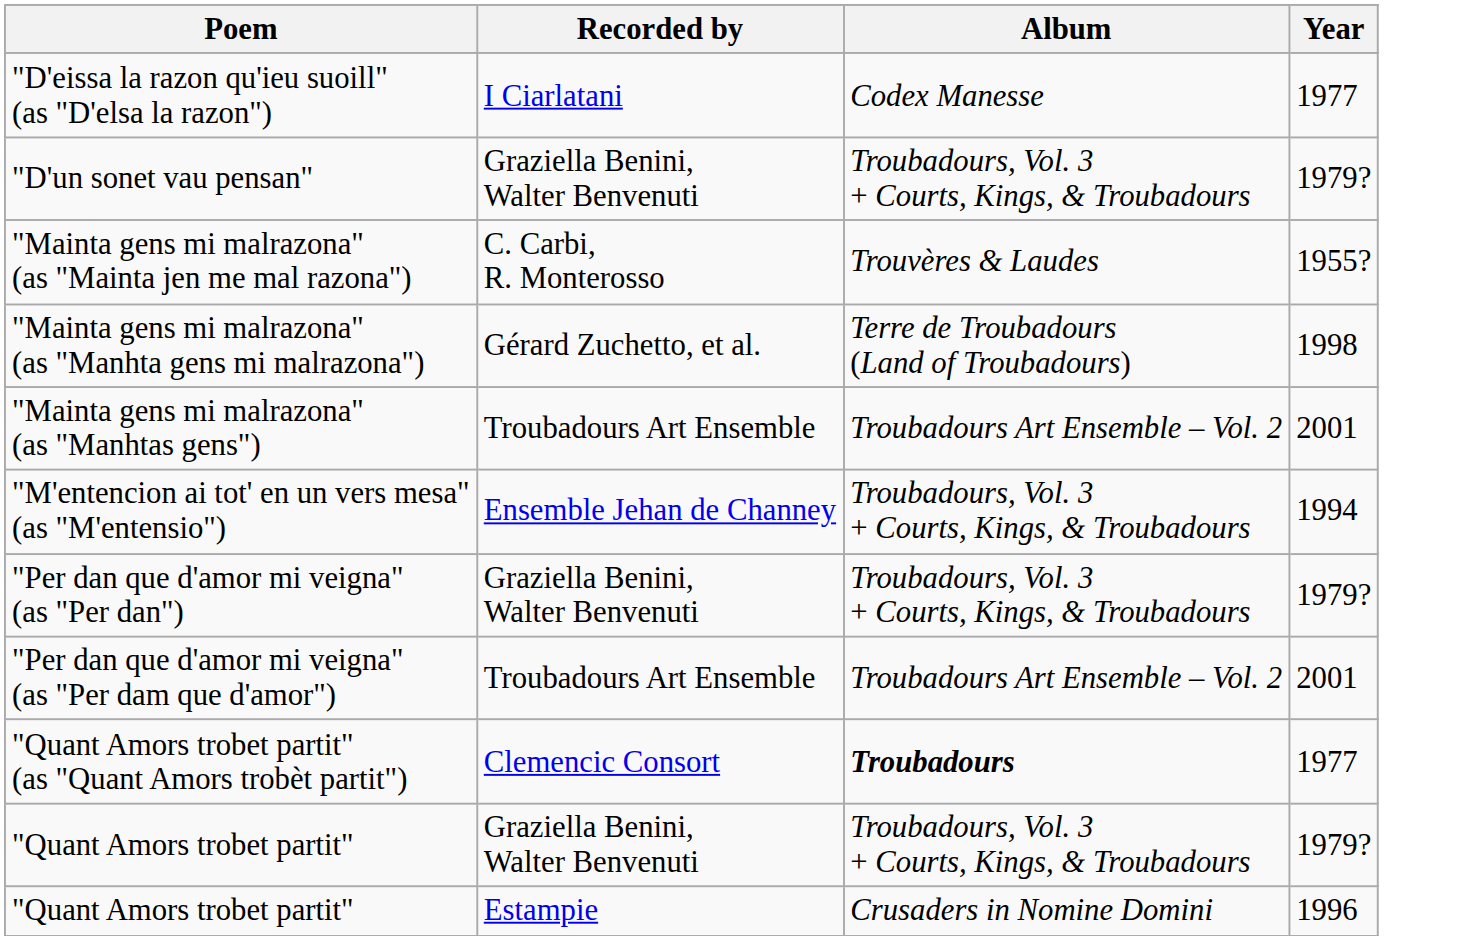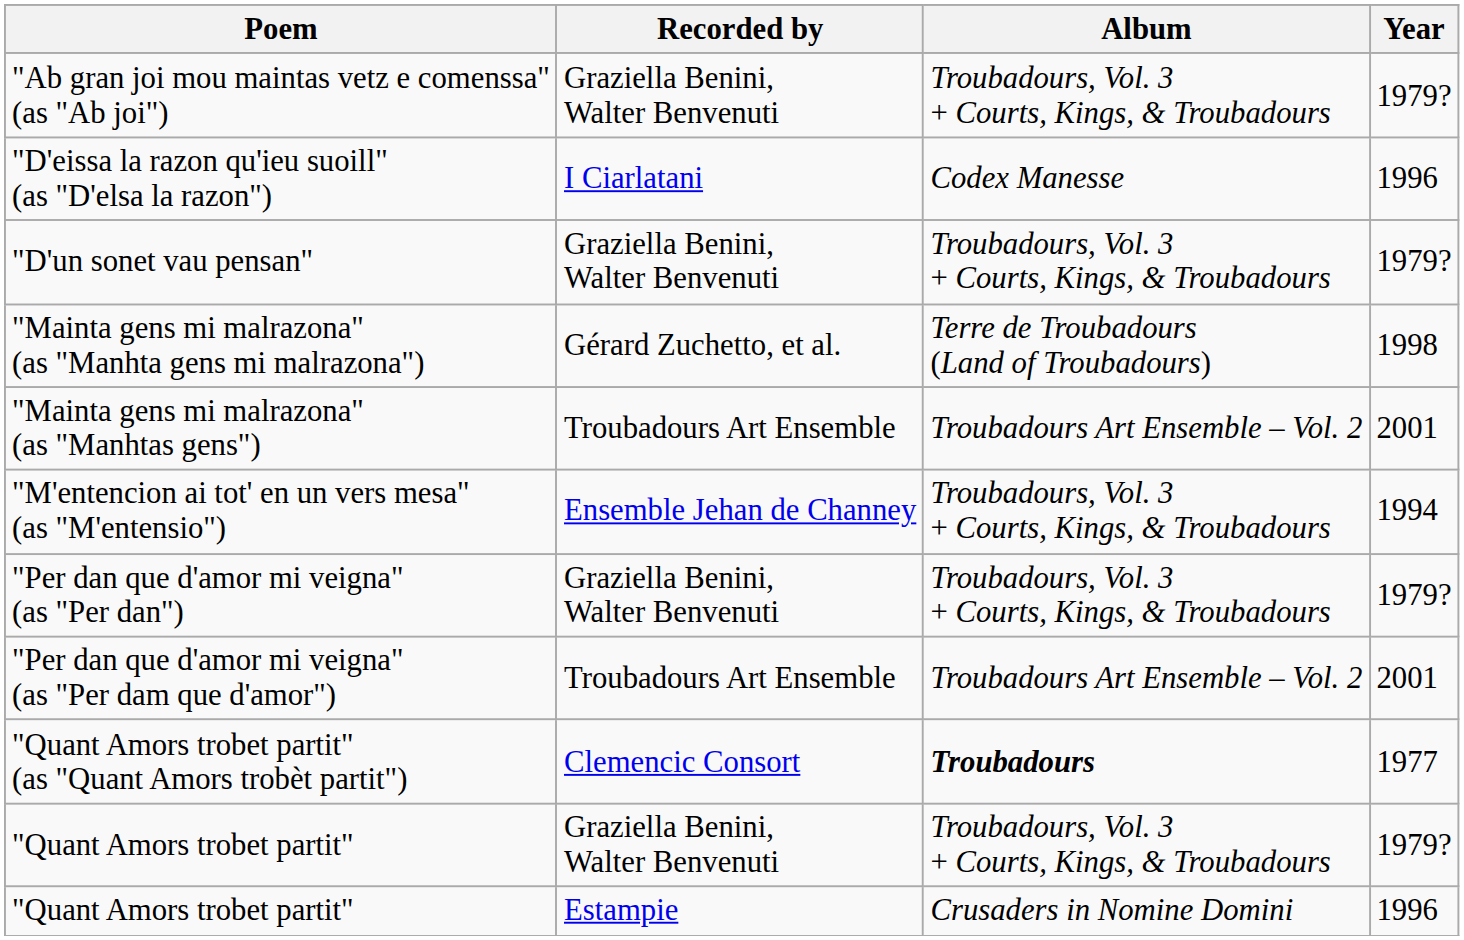+ row: (281, 94)
(1327, 94) 1977 -> (1407, 178) 1996
- row: (212, 261)
